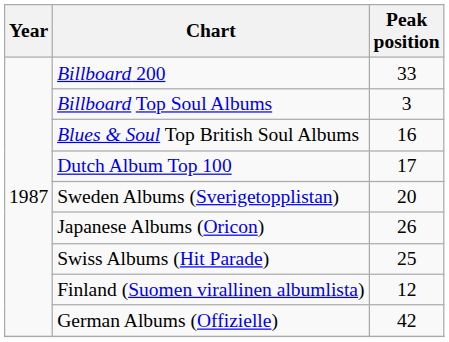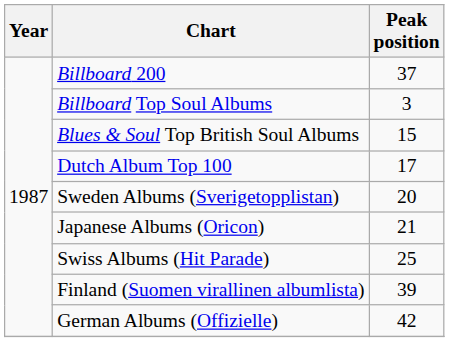(407, 72) 33 -> (407, 72) 37
(407, 134) 16 -> (407, 134) 15
(407, 227) 26 -> (407, 227) 21
(407, 289) 12 -> (407, 289) 39
